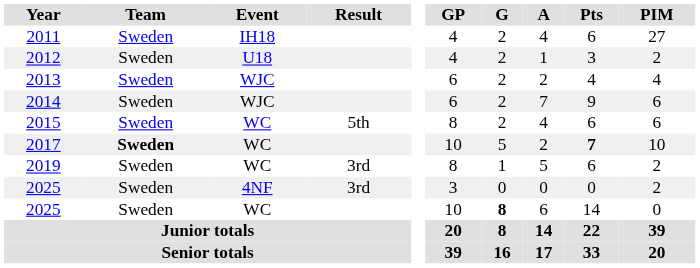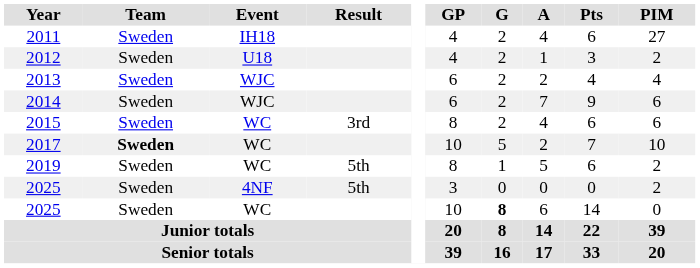(359, 122) 5th -> (359, 122) 3rd
(591, 144) bold -> (591, 144) normal
(359, 165) 3rd -> (359, 165) 5th
(359, 187) 3rd -> (359, 187) 5th
